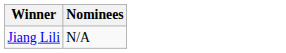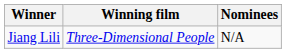+ column: (140, 15)
